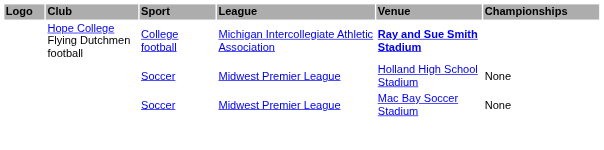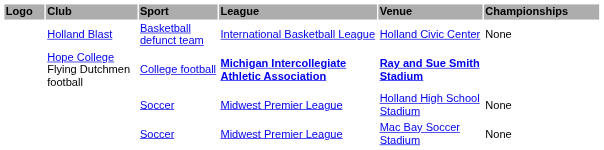+ row: (80, 34)
(296, 41) normal -> (283, 70) bold
